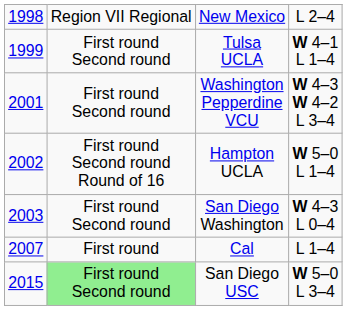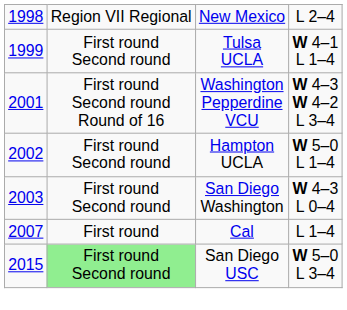(121, 102) First round Second round -> (121, 102) First round Second round Round of 16
(121, 163) First round Second round Round of 16 -> (121, 154) First round Second round
